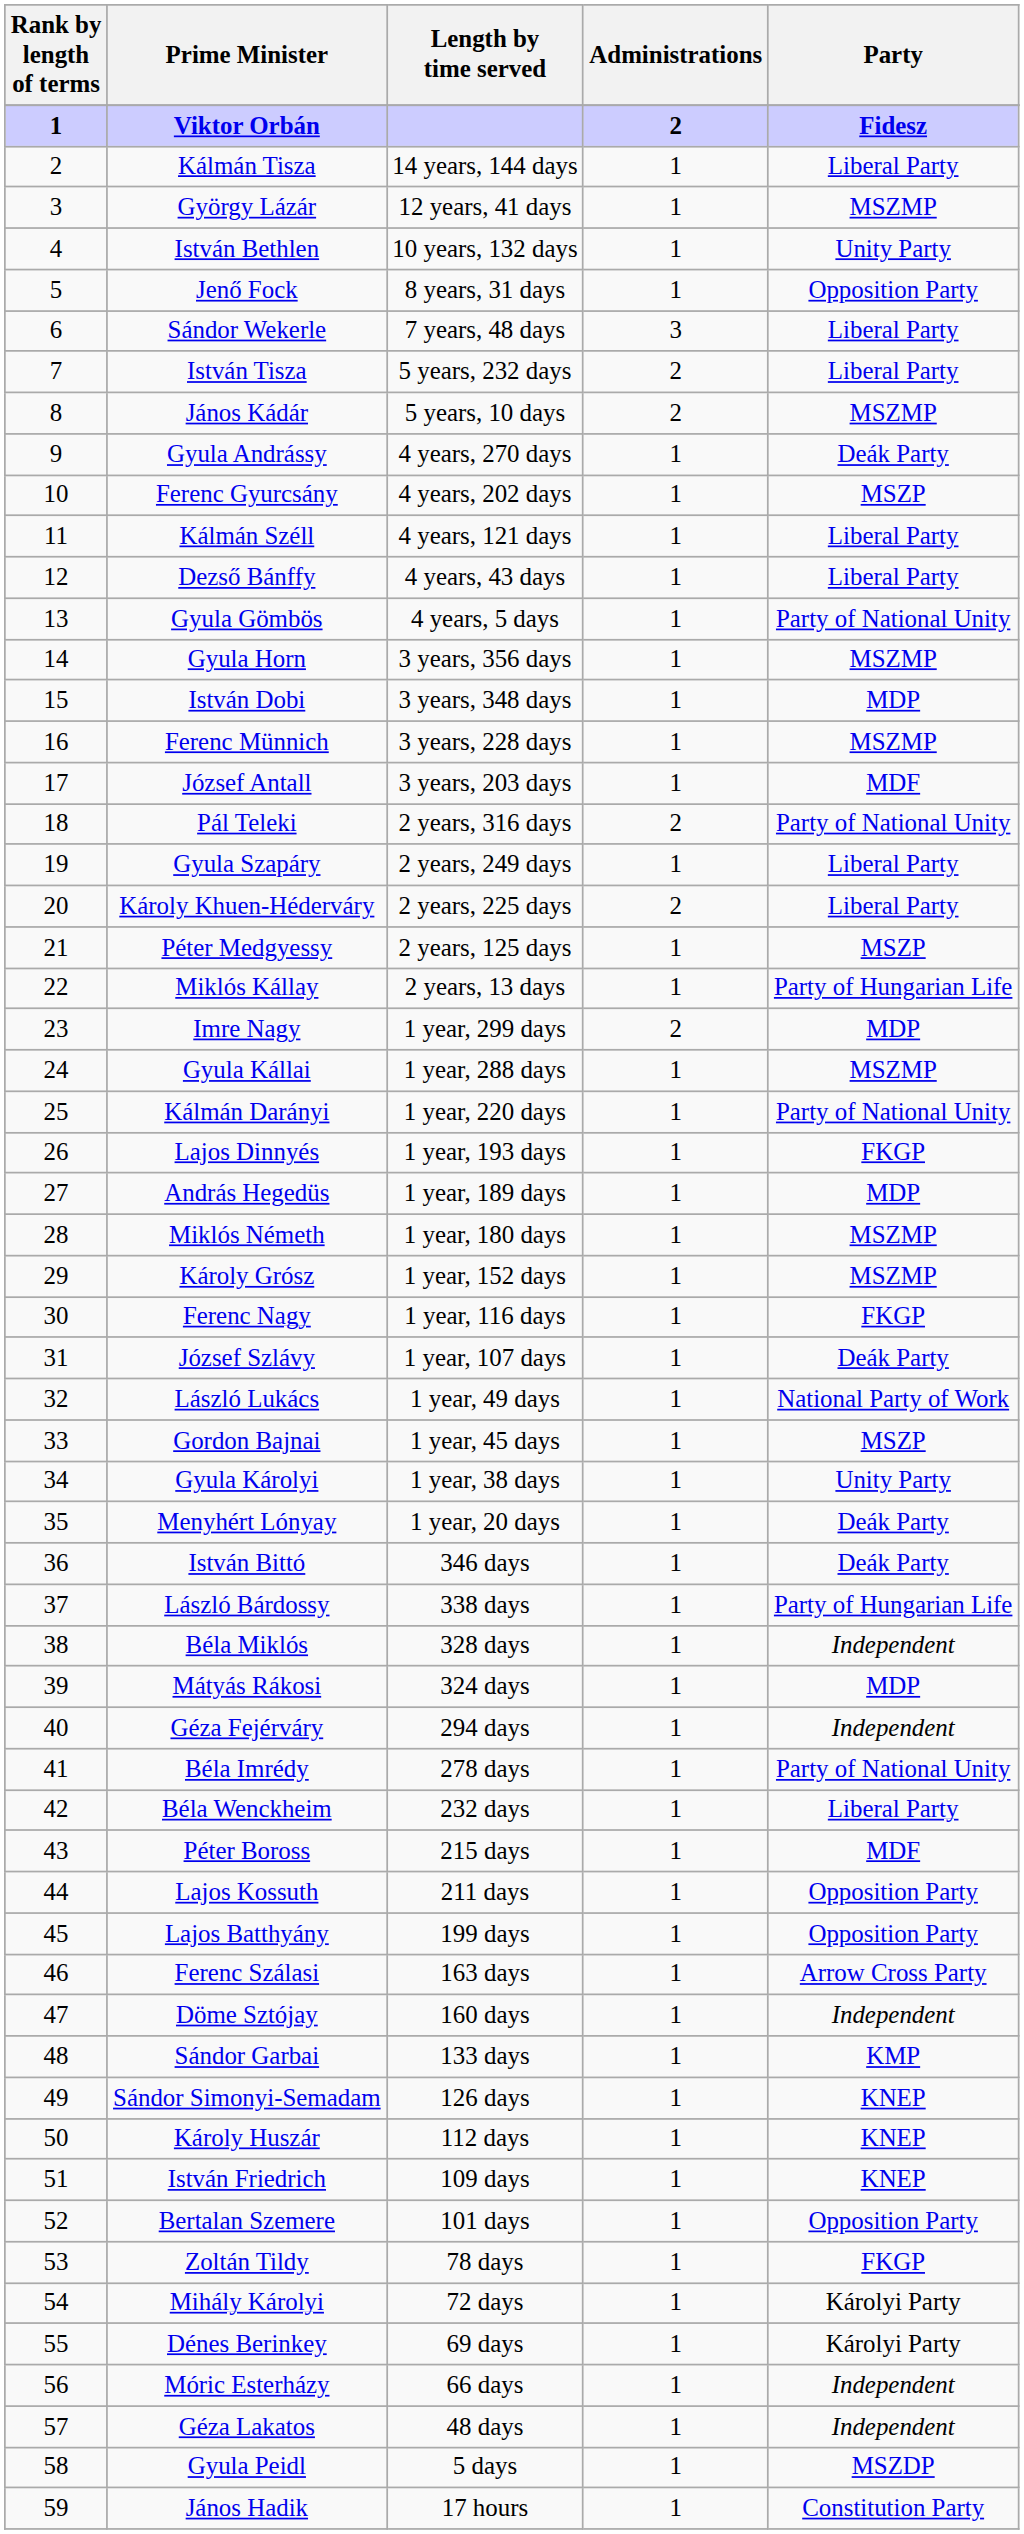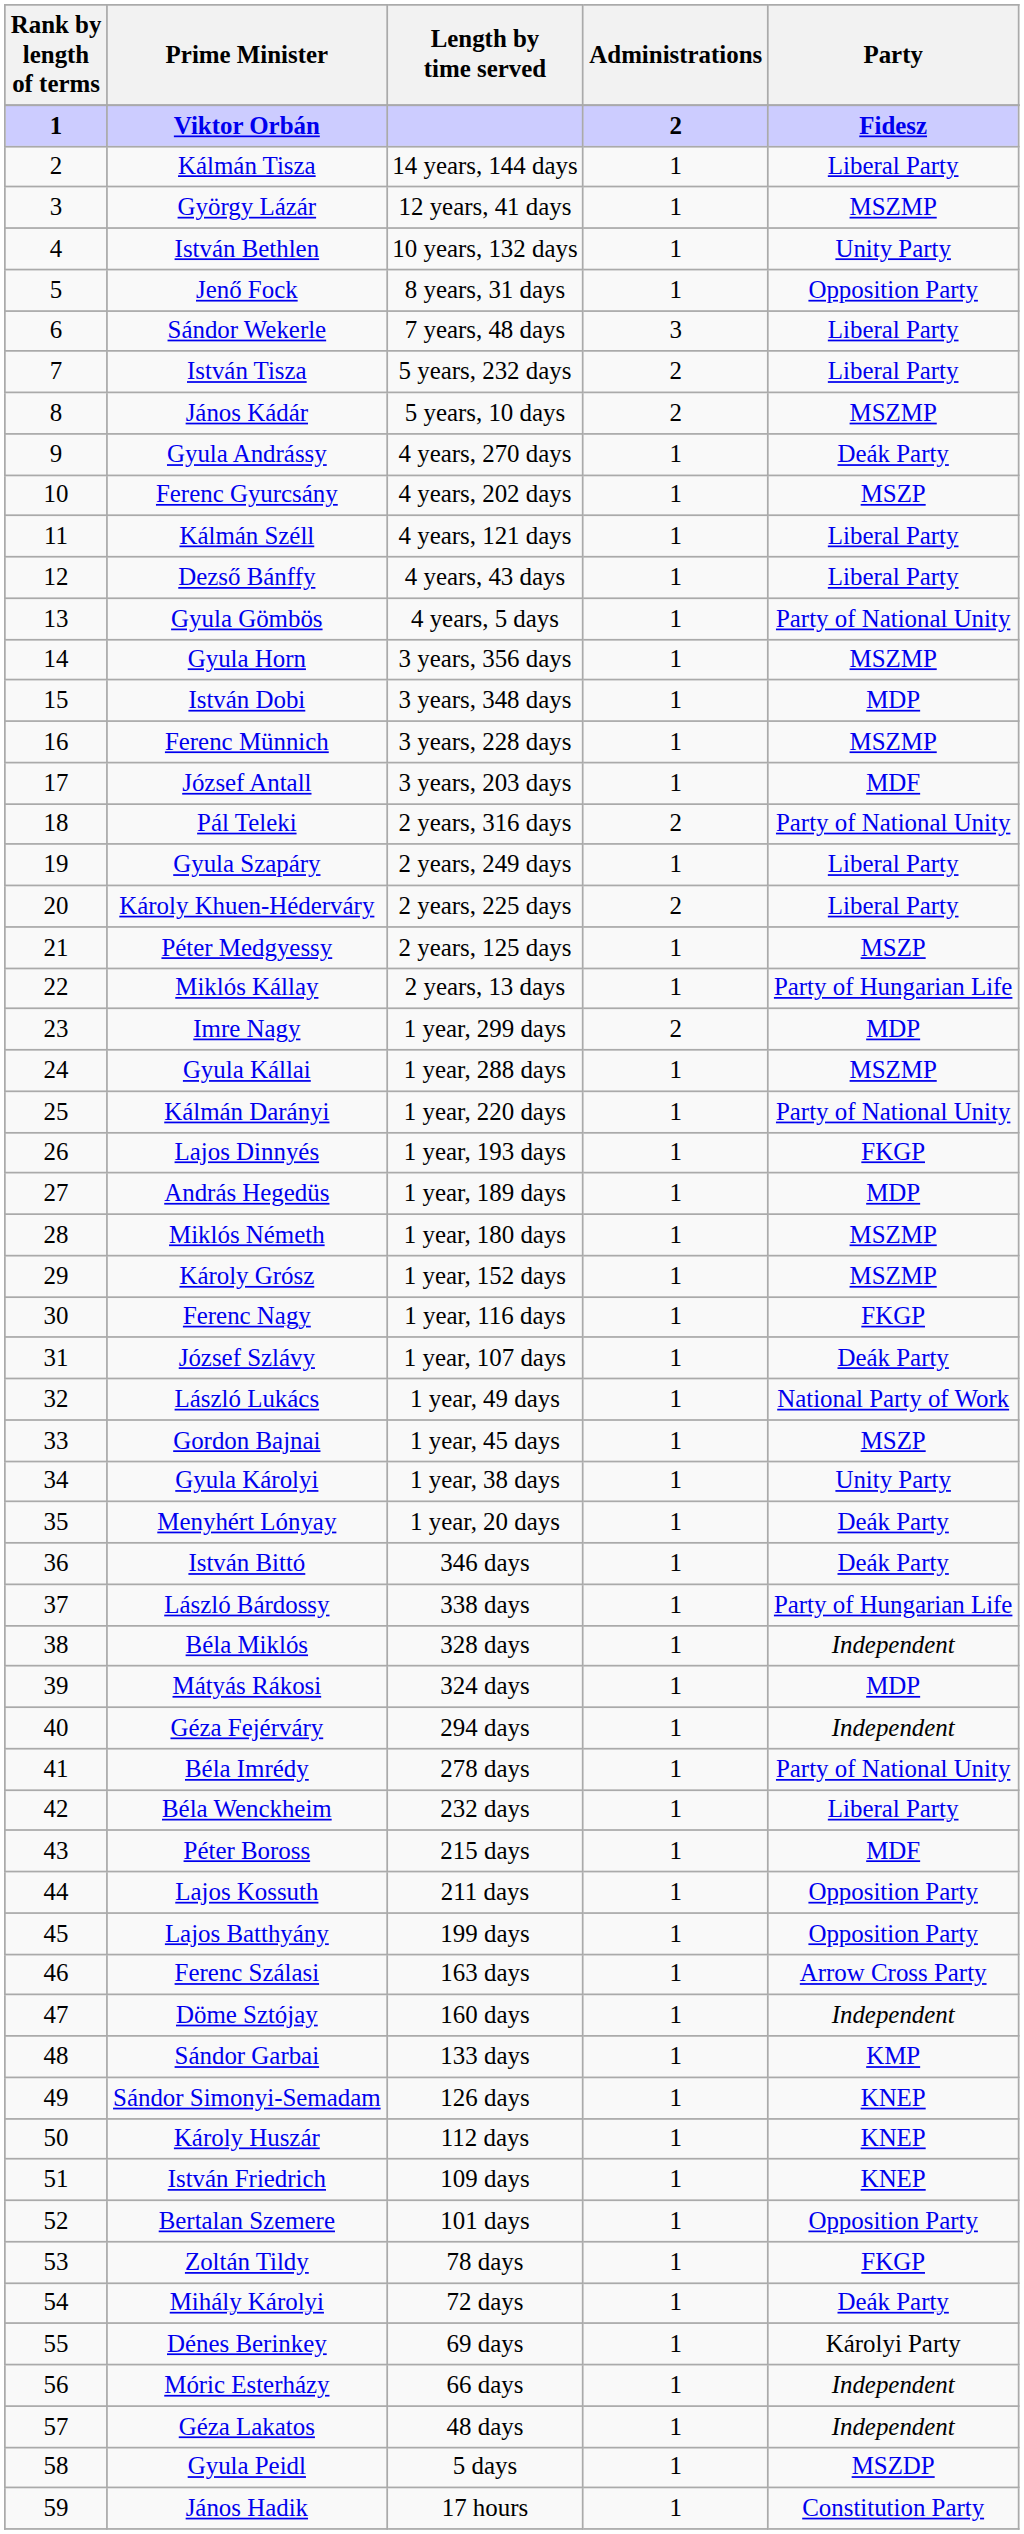(893, 2302) Károlyi Party -> (893, 2302) Deák Party
